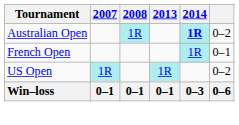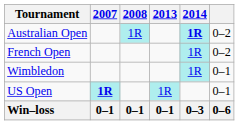(222, 52) 0–1 -> (222, 52) 0–2
+ row: (36, 71)
(105, 71) normal -> (105, 91) bold
(222, 71) 0–2 -> (222, 91) 0–1
